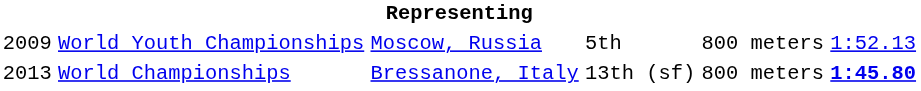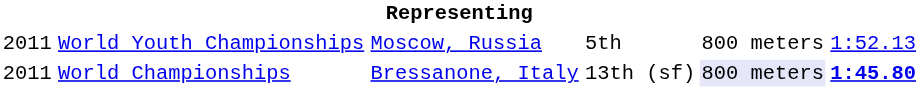(27, 43) 2009 -> (27, 43) 2011
(27, 73) 2013 -> (27, 73) 2011
(763, 73) no background -> (763, 73) lavender background
